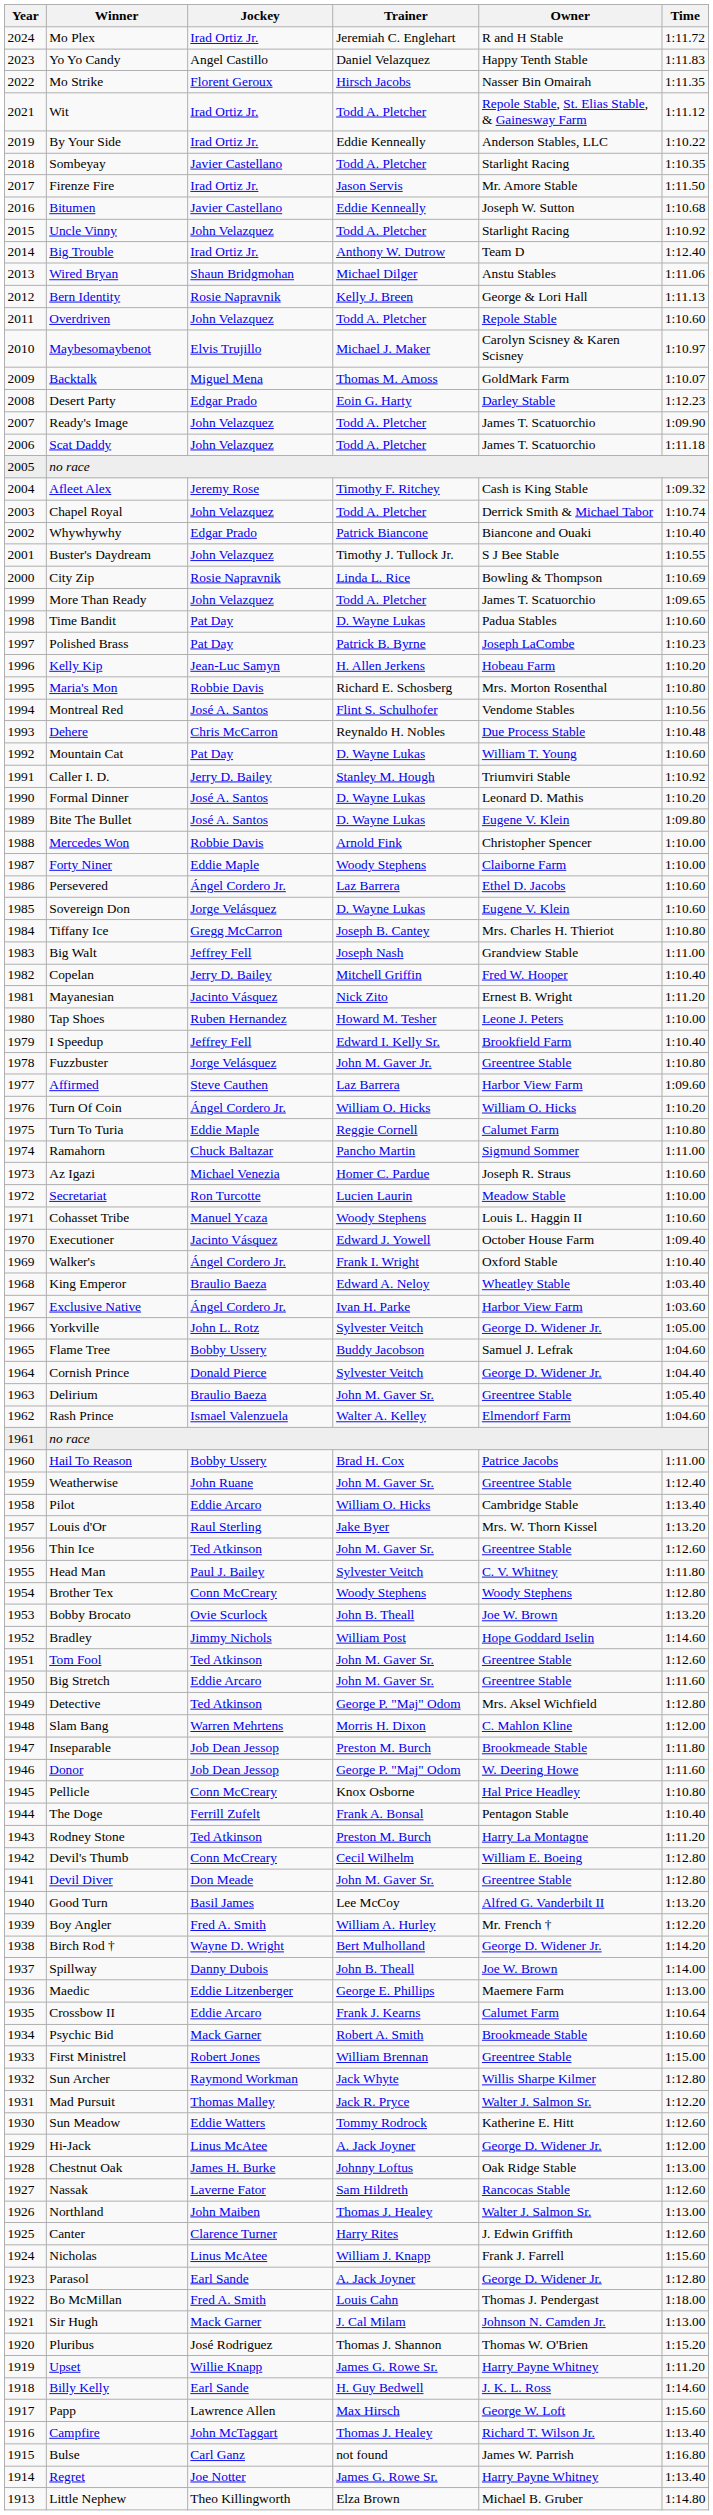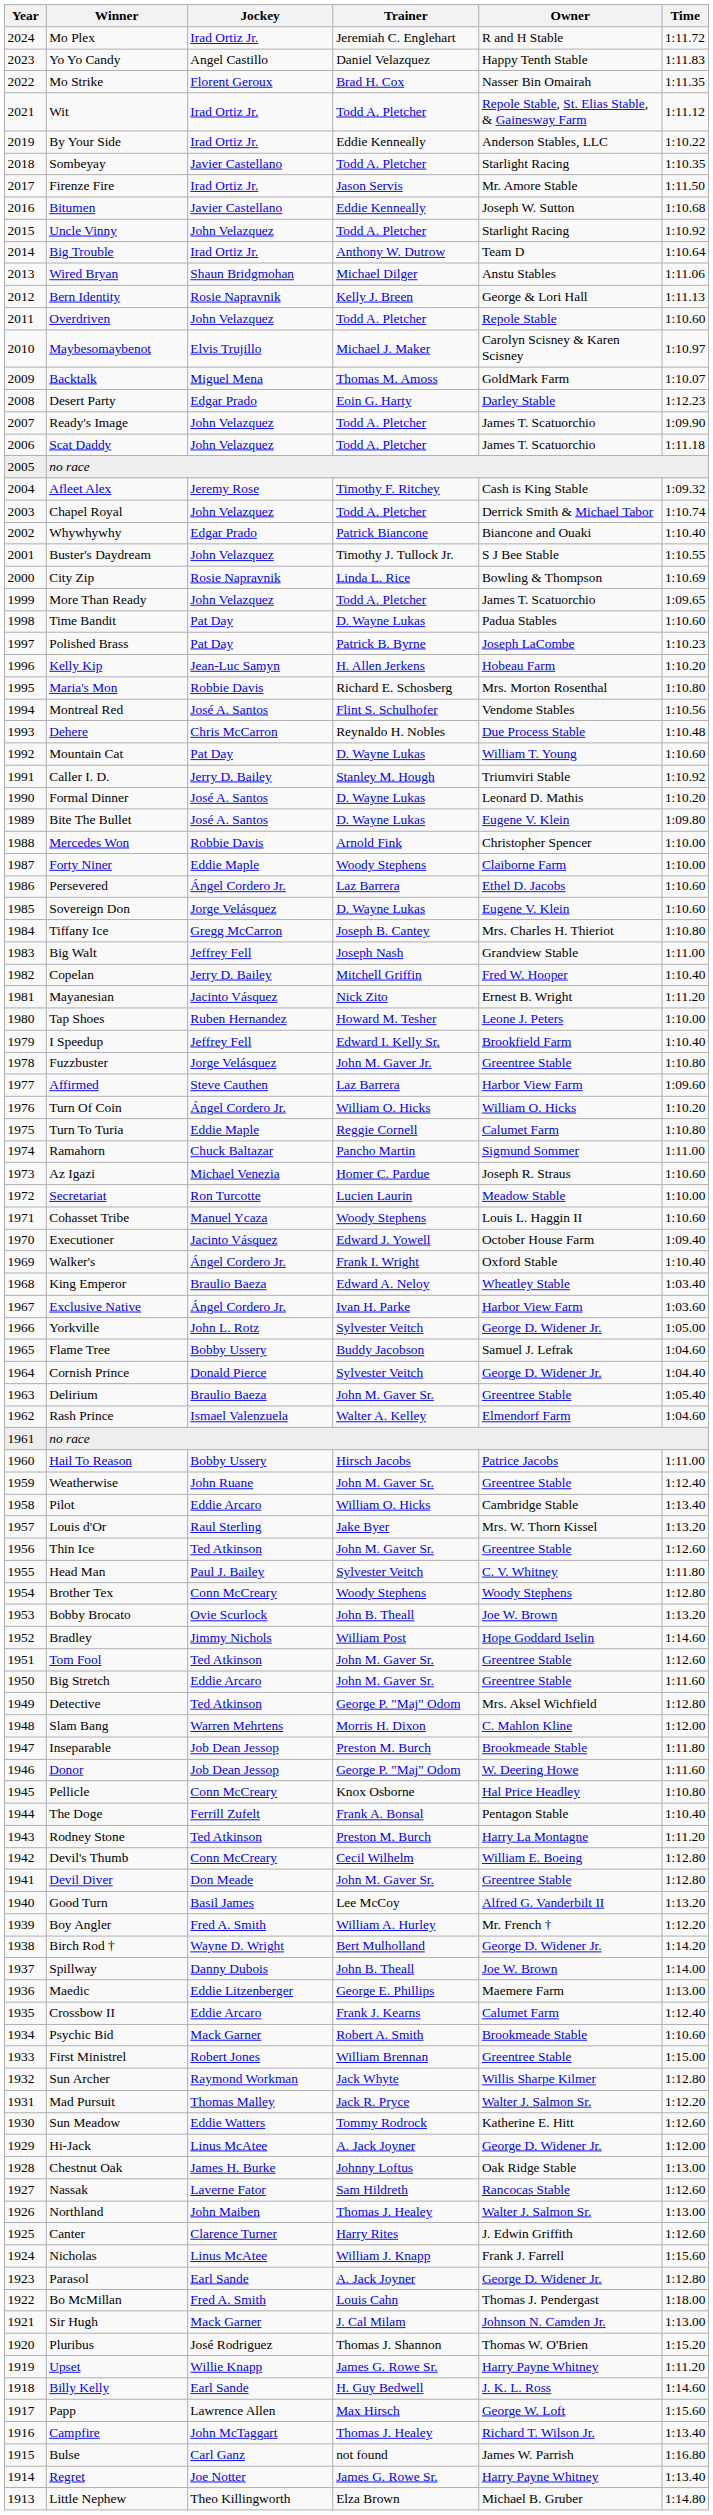(373, 82) Hirsch Jacobs -> (370, 82) Brad H. Cox
(685, 252) 1:12.40 -> (685, 252) 1:10.64
(370, 1461) Brad H. Cox -> (373, 1461) Hirsch Jacobs
(685, 2013) 1:10.64 -> (685, 2013) 1:12.40
